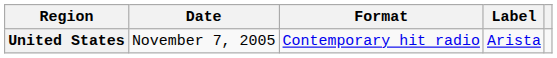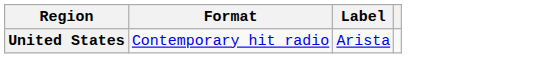- column: (204, 17)
